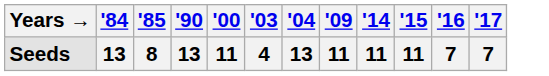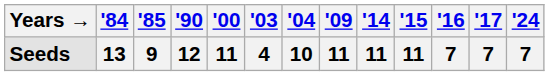+ column: (526, 20)
(152, 53) 8 -> (152, 53) 9
(189, 53) 13 -> (189, 53) 12
(301, 53) 13 -> (301, 53) 10
